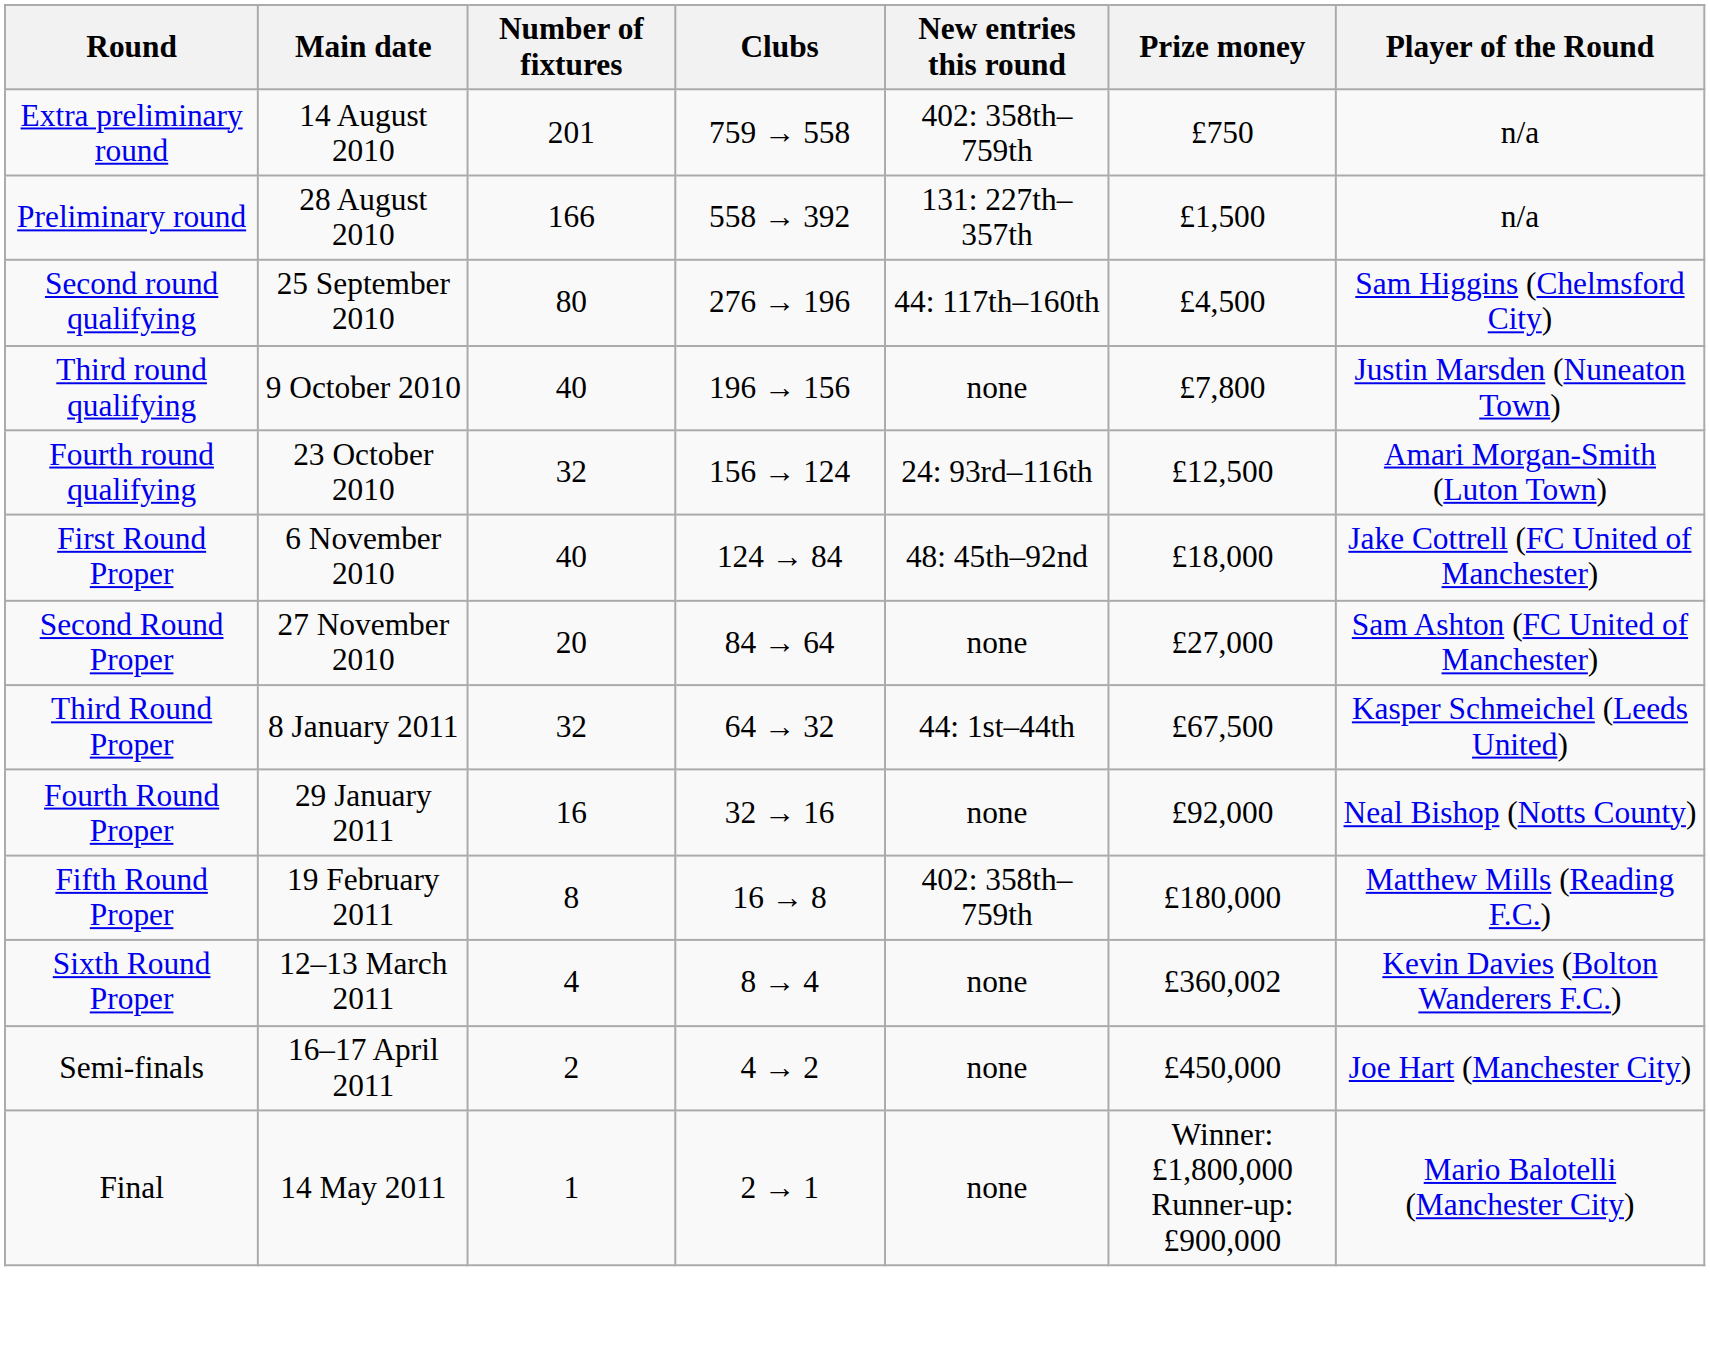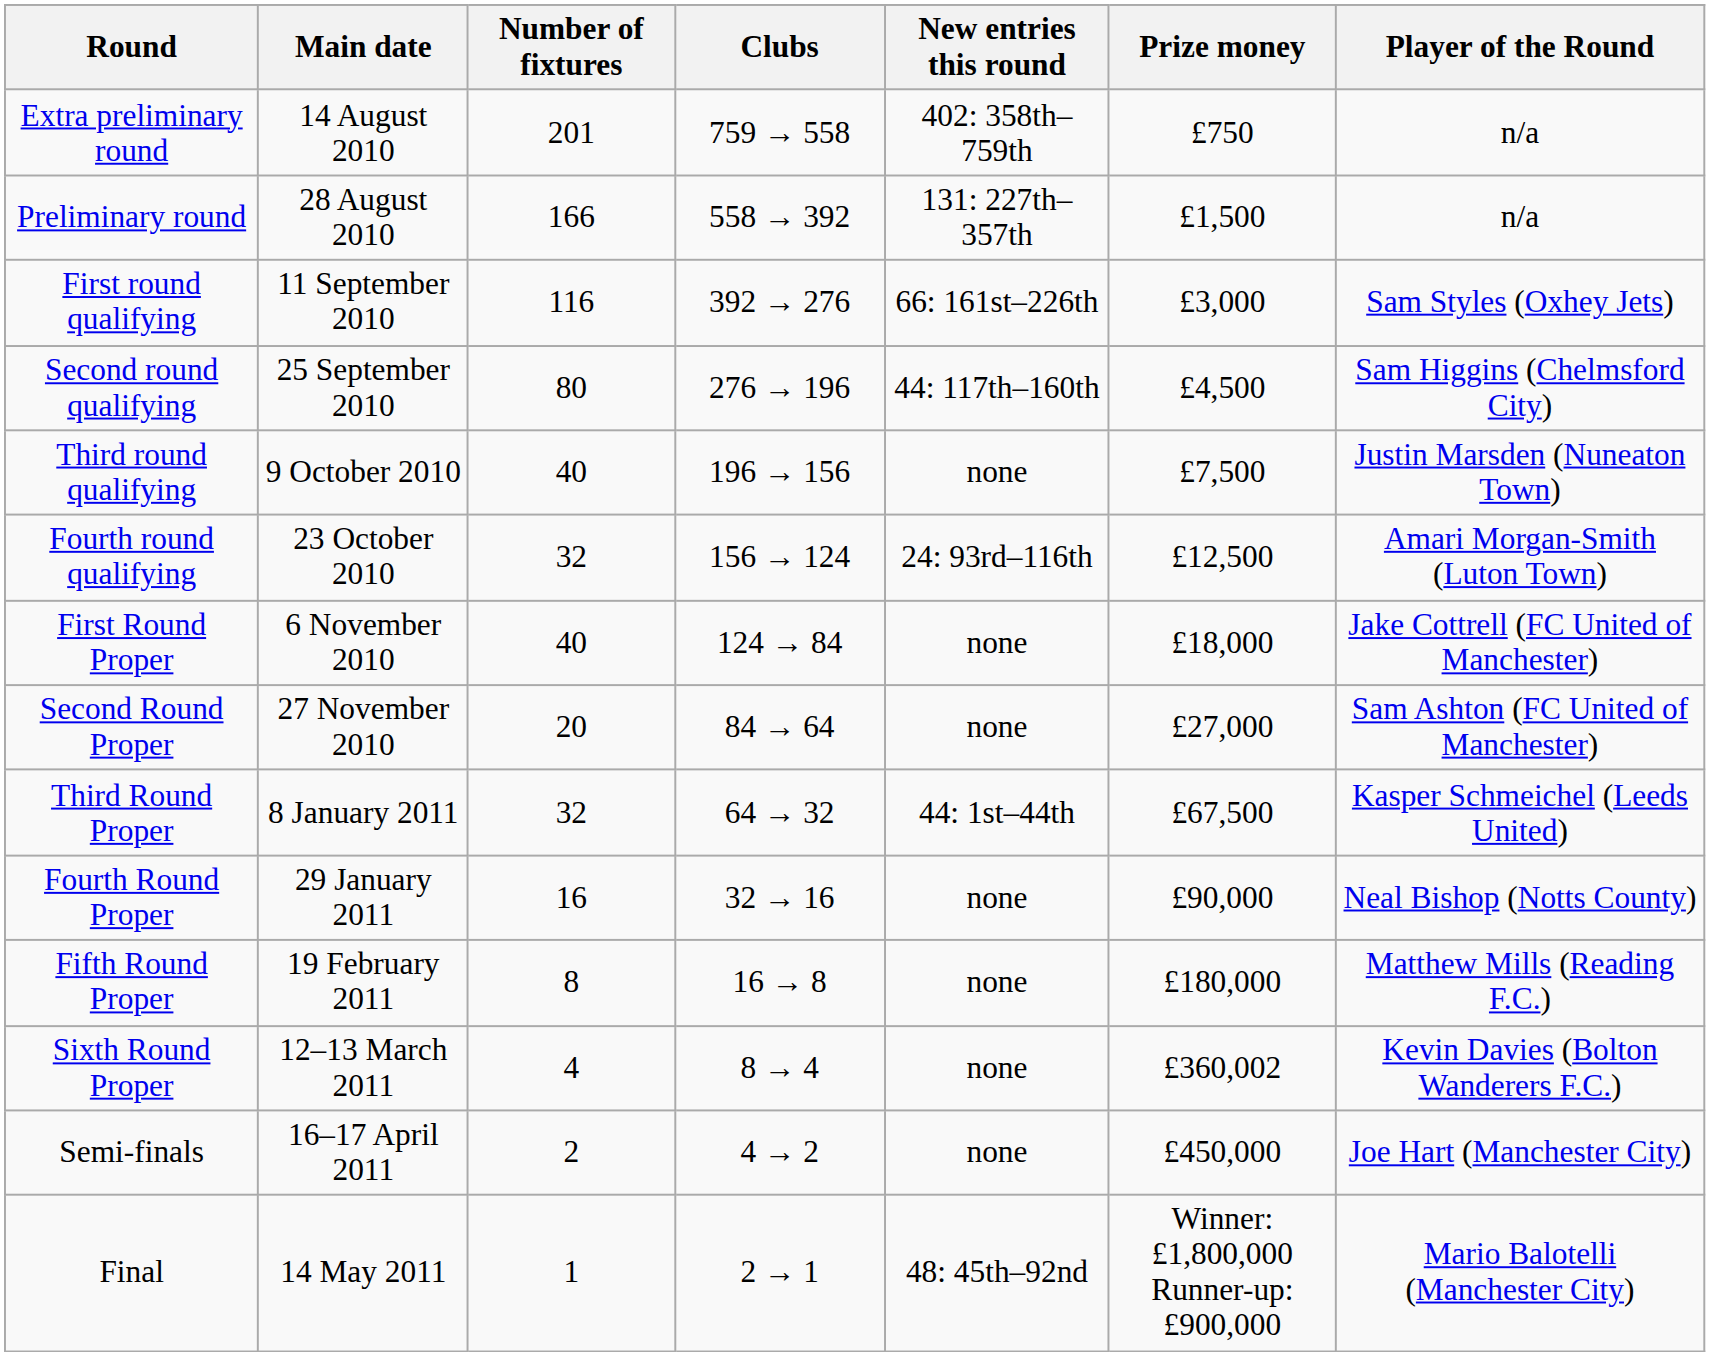+ row: (132, 302)
(1222, 387) £7,800 -> (1222, 472) £7,500
(997, 557) 48: 45th–92nd -> (997, 642) none
(1222, 812) £92,000 -> (1222, 897) £90,000
(997, 897) 402: 358th–759th -> (997, 982) none
(997, 1187) none -> (997, 1272) 48: 45th–92nd
